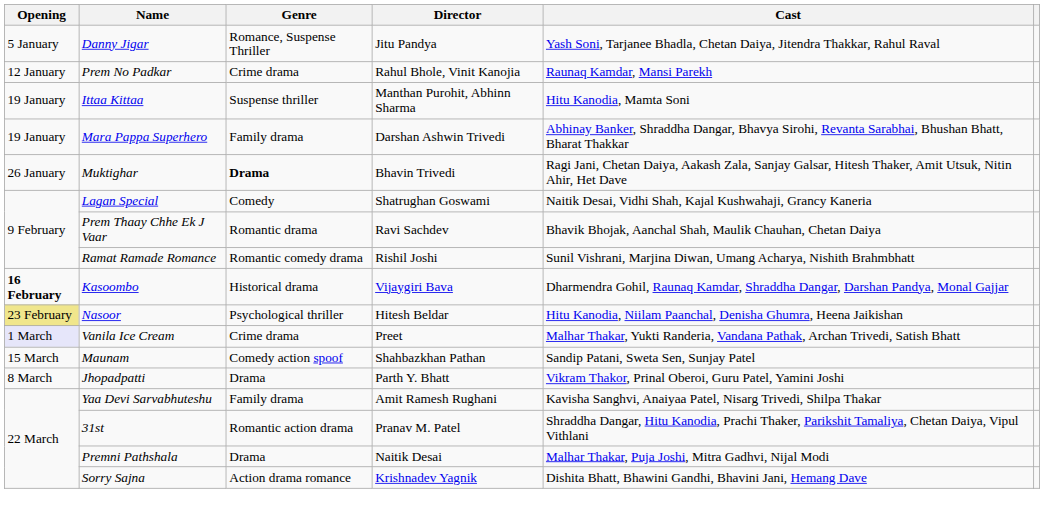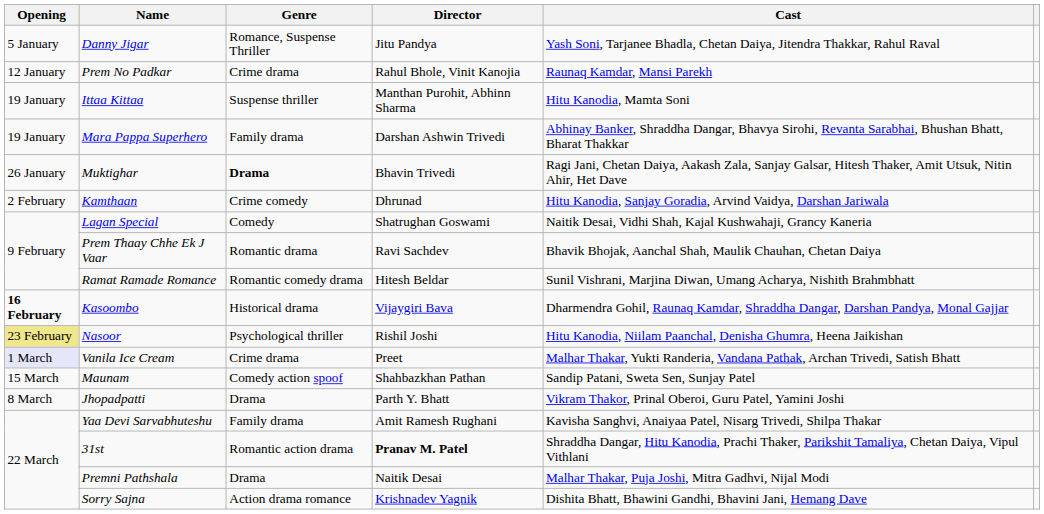+ row: (109, 201)
(406, 258) Rishil Joshi -> (412, 279) Hitesh Beldar
(412, 315) Hitesh Beldar -> (406, 336) Rishil Joshi
(418, 428) normal -> (421, 449) bold
